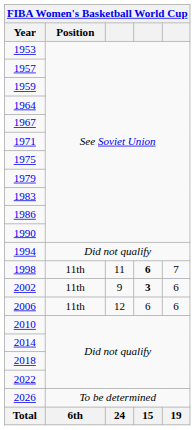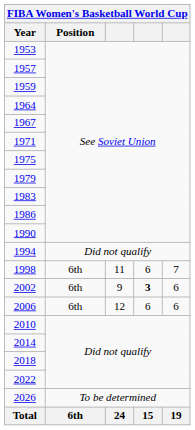(75, 270) 11th -> (75, 270) 6th
(148, 270) bold -> (148, 270) normal
(75, 288) 11th -> (75, 288) 6th
(75, 306) 11th -> (75, 306) 6th
